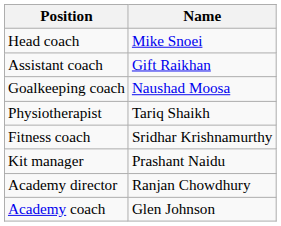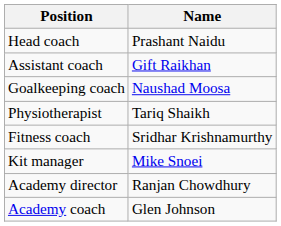(167, 40) Mike Snoei -> (179, 40) Prashant Naidu
(179, 161) Prashant Naidu -> (167, 161) Mike Snoei
